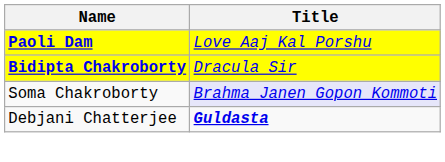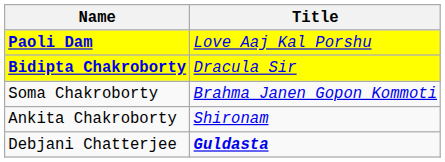(315, 94) lavender background -> (315, 94) no background
+ row: (93, 119)
